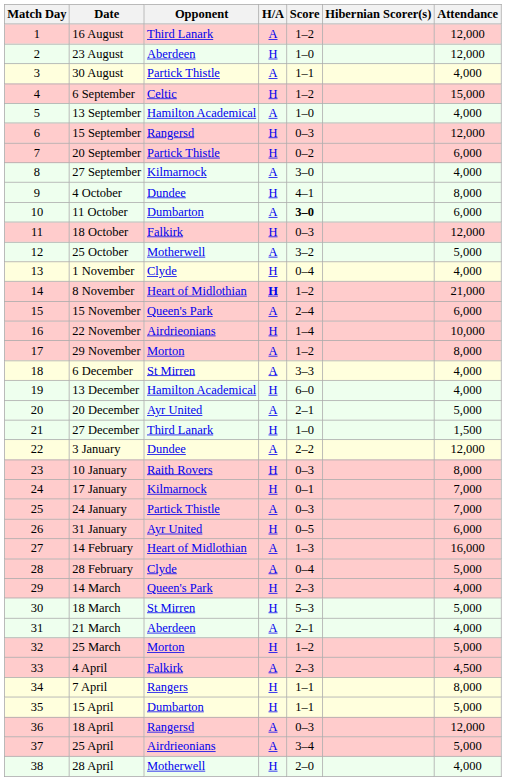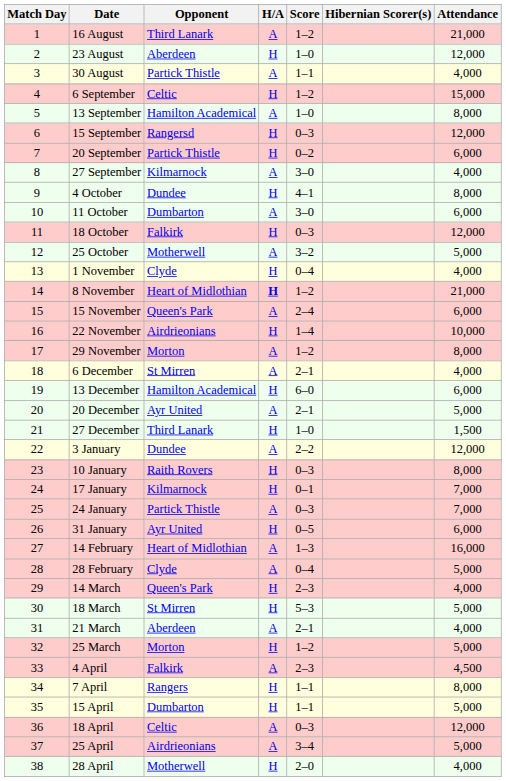(468, 34) 12,000 -> (468, 34) 21,000
(468, 113) 4,000 -> (468, 113) 8,000
(305, 212) bold -> (305, 212) normal
(305, 370) 3–3 -> (305, 370) 2–1
(468, 390) 4,000 -> (468, 390) 6,000
(171, 726) Rangersd -> (162, 726) Celtic
